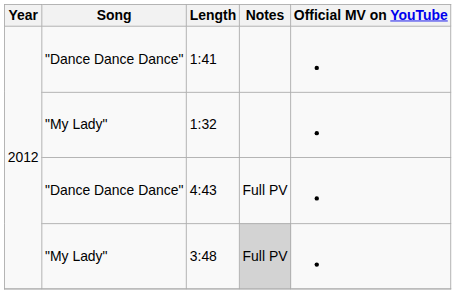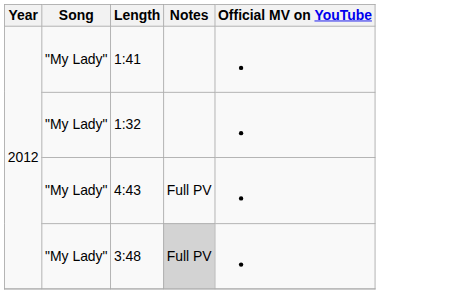(114, 59) "Dance Dance Dance" -> (76, 59) "My Lady"
(114, 190) "Dance Dance Dance" -> (76, 190) "My Lady"
